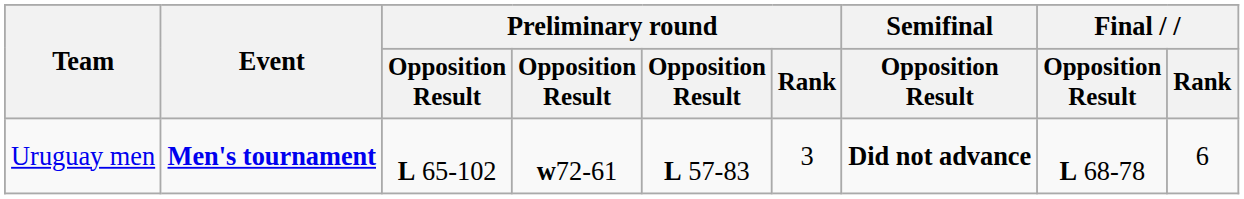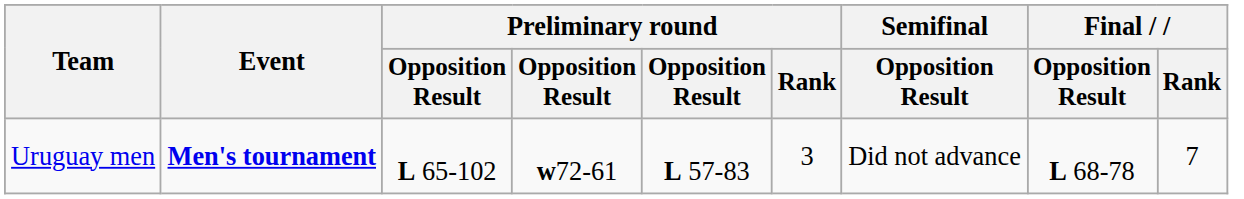(940, 156) bold -> (935, 156) normal
(1202, 156) 6 -> (1192, 156) 7
